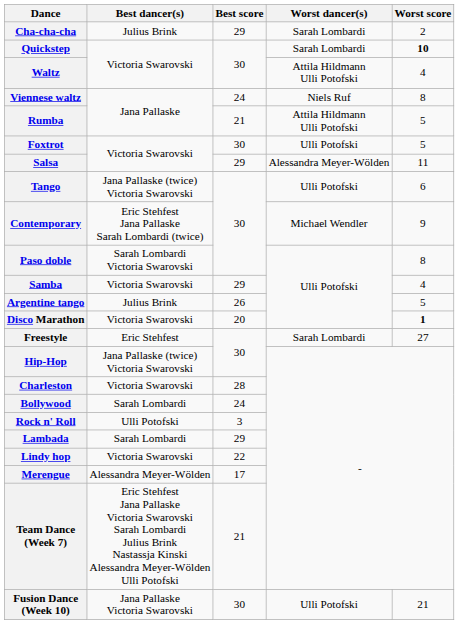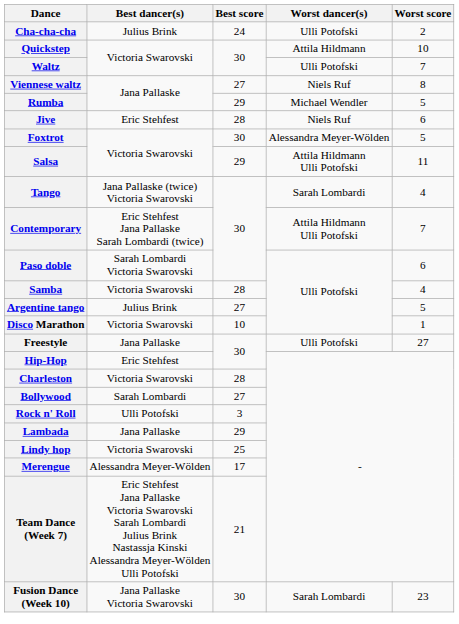(239, 31) 29 -> (239, 31) 24
(329, 31) Sarah Lombardi -> (329, 31) Ulli Potofski
(329, 48) Sarah Lombardi -> (329, 48) Attila Hildmann
(423, 48) bold -> (423, 48) normal
(329, 72) Attila Hildmann Ulli Potofski -> (329, 66) Ulli Potofski
(423, 72) 4 -> (423, 66) 7
(239, 97) 24 -> (239, 84) 27
(239, 121) 21 -> (239, 102) 29
(329, 121) Attila Hildmann Ulli Potofski -> (329, 102) Michael Wendler
+ row: (46, 119)
(329, 145) Ulli Potofski -> (329, 137) Alessandra Meyer-Wölden
(329, 162) Alessandra Meyer-Wölden -> (329, 161) Attila Hildmann Ulli Potofski
(329, 186) Ulli Potofski -> (329, 192) Sarah Lombardi
(423, 186) 6 -> (423, 192) 4
(329, 223) Michael Wendler -> (329, 228) Attila Hildmann Ulli Potofski
(423, 223) 9 -> (423, 228) 7
(423, 260) 8 -> (423, 265) 6
(239, 284) 29 -> (239, 289) 28
(239, 302) 26 -> (239, 307) 27
(239, 319) 20 -> (239, 325) 10
(423, 319) bold -> (423, 325) normal
(150, 337) Eric Stehfest -> (150, 342) Jana Pallaske
(329, 337) Sarah Lombardi -> (329, 342) Ulli Potofski
(150, 361) Jana Pallaske (twice) Victoria Swarovski -> (150, 360) Eric Stehfest
(239, 403) 24 -> (239, 396) 27
(150, 439) Sarah Lombardi -> (150, 431) Jana Pallaske
(239, 456) 22 -> (239, 449) 25
(329, 604) Ulli Potofski -> (329, 597) Sarah Lombardi
(423, 604) 21 -> (423, 597) 23
